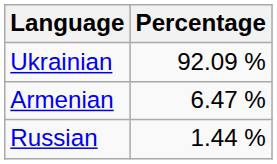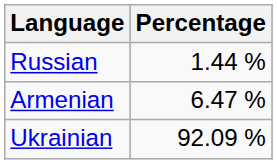rows swapped: (61, 61) <-> (54, 138)
